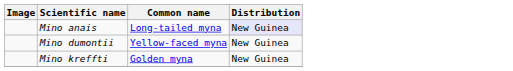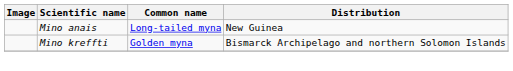(260, 28) lavender background -> (254, 28) no background
- row: (77, 43)
(260, 58) New Guinea -> (366, 43) Bismarck Archipelago and northern Solomon Islands
